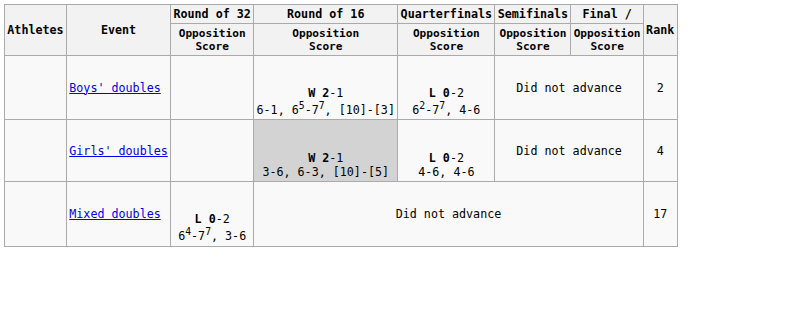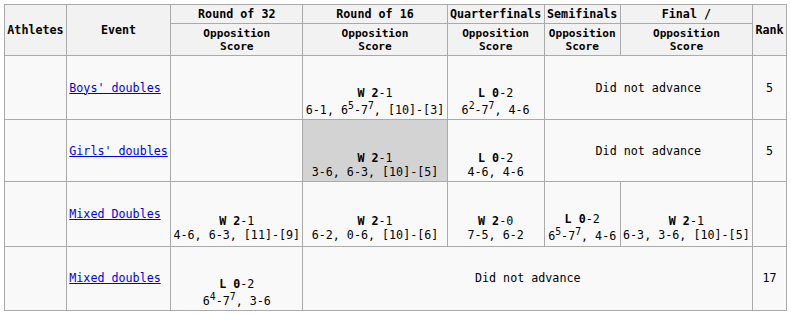(660, 88) 2 -> (769, 88) 5
(660, 151) 4 -> (769, 151) 5
+ row: (115, 214)
